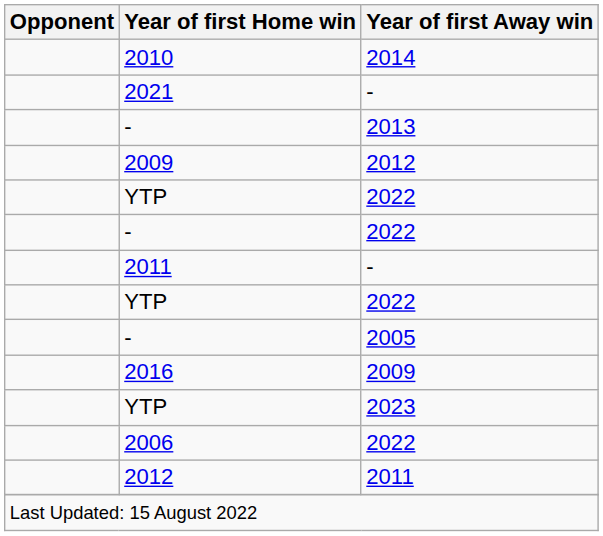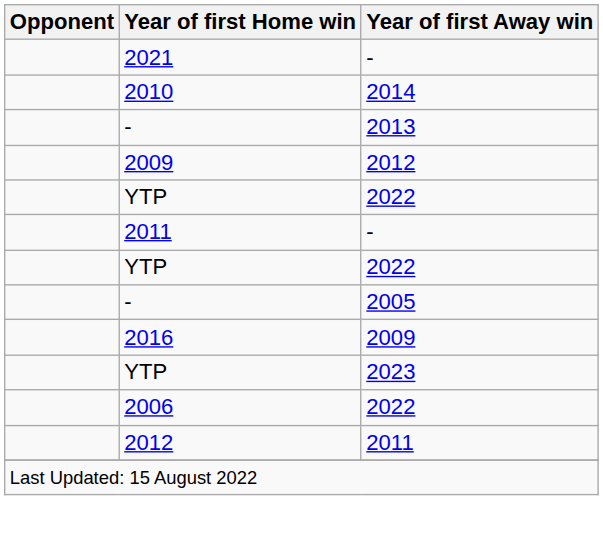rows swapped: (149, 92) <-> (149, 57)
- row: (128, 232)
